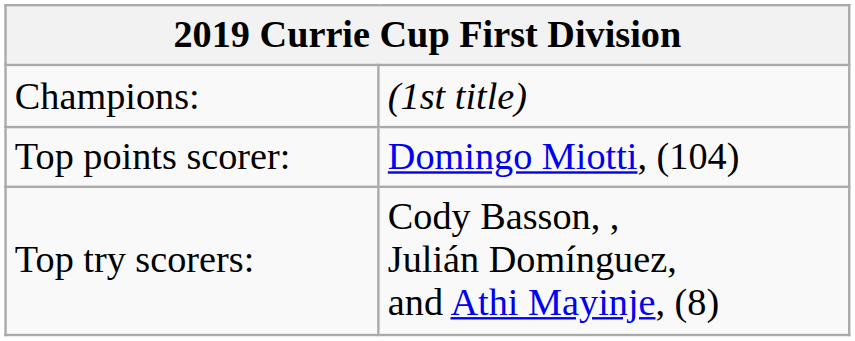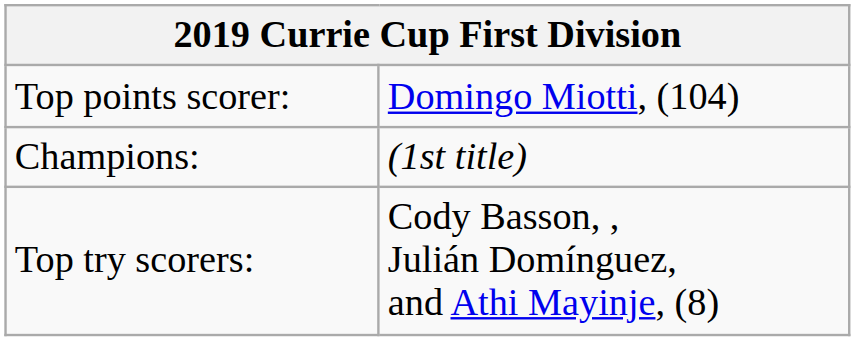rows swapped: (107, 95) <-> (153, 156)
